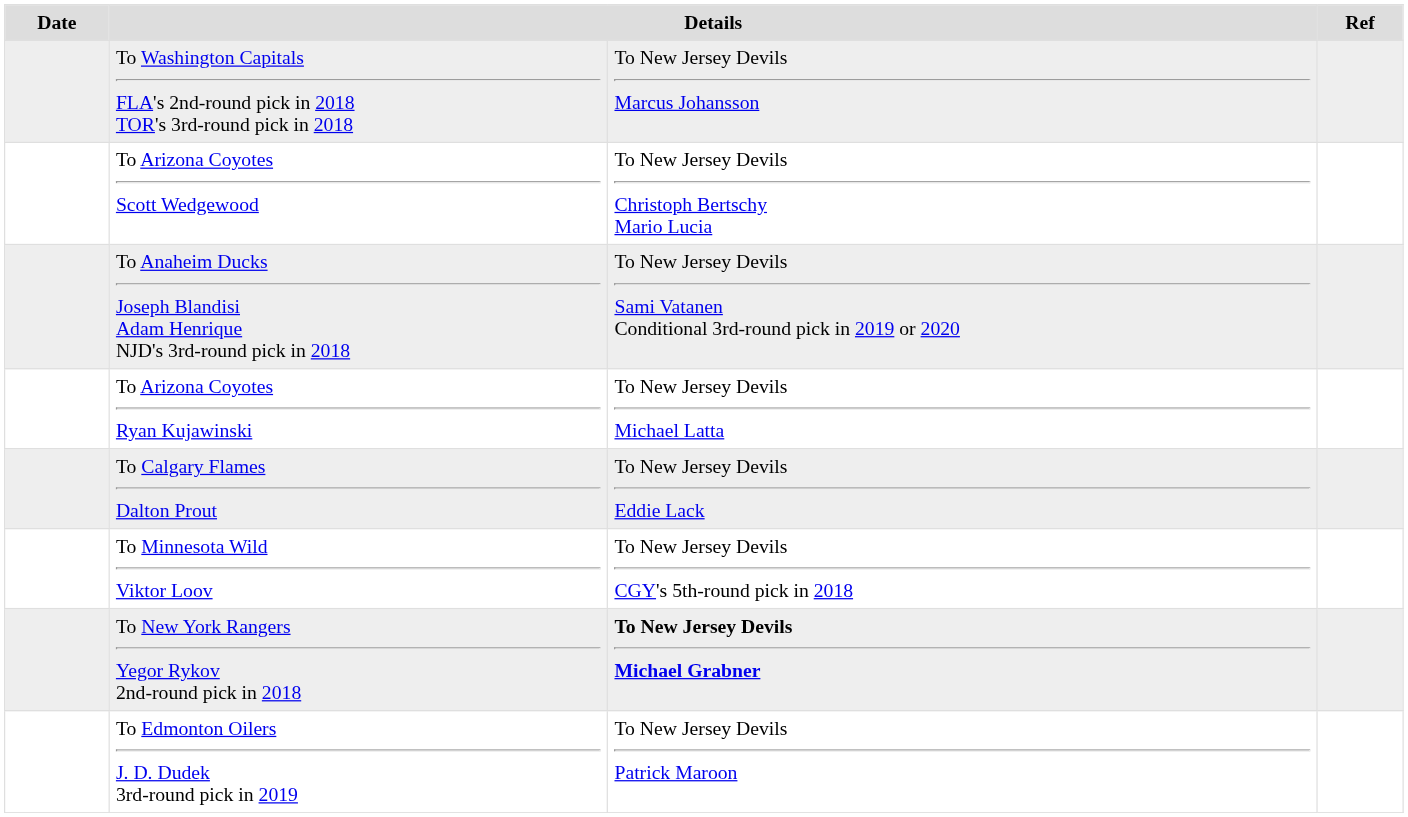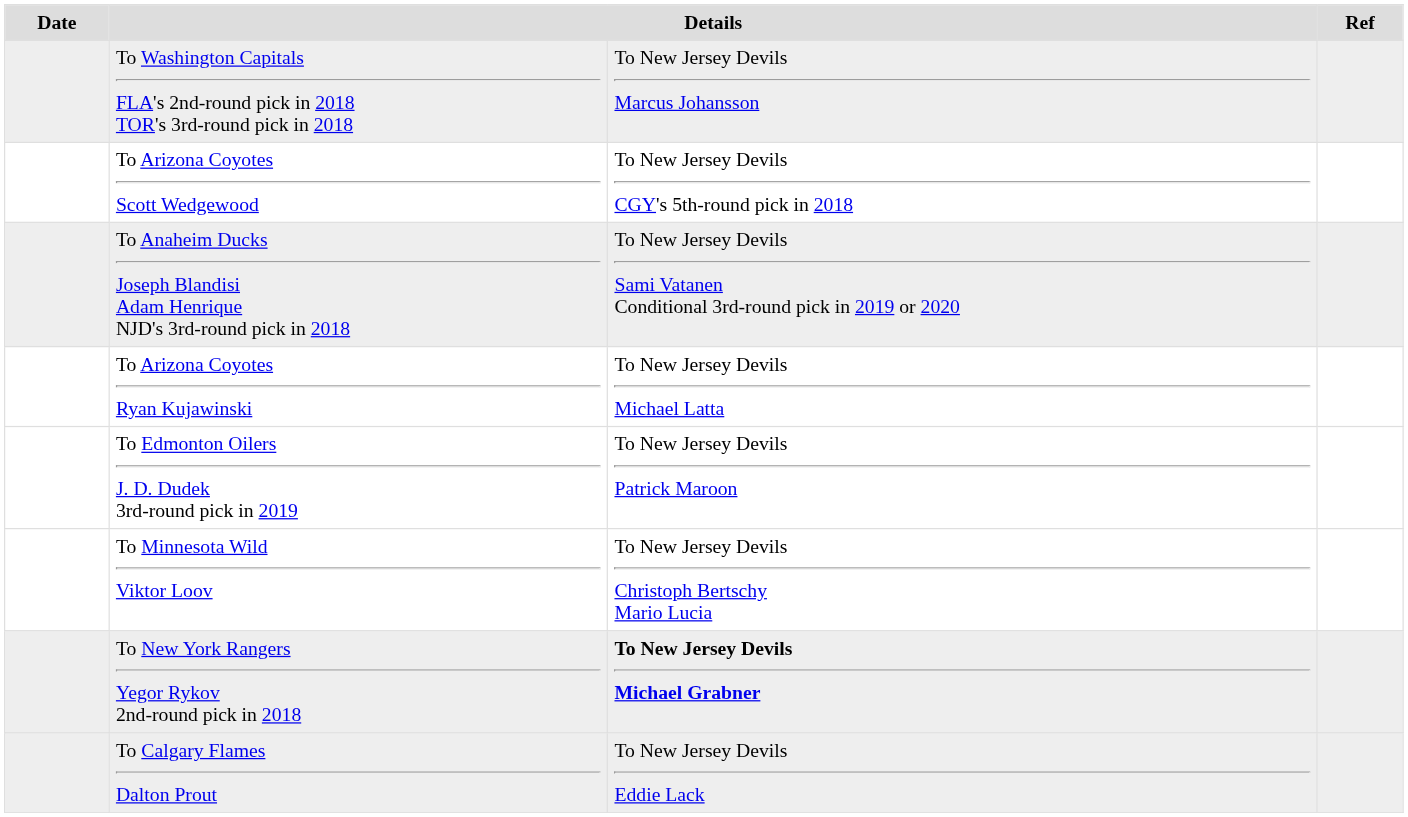(963, 193) To New Jersey Devils Christoph Bertschy Mario Lucia -> (963, 182) To New Jersey Devils CGY's 5th-round pick in 2018
rows swapped: (358, 488) <-> (358, 761)
(963, 568) To New Jersey Devils CGY's 5th-round pick in 2018 -> (963, 579) To New Jersey Devils Christoph Bertschy Mario Lucia
